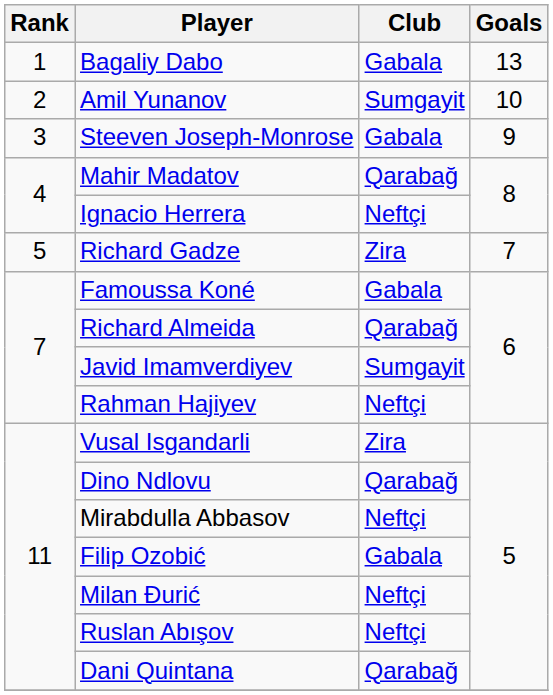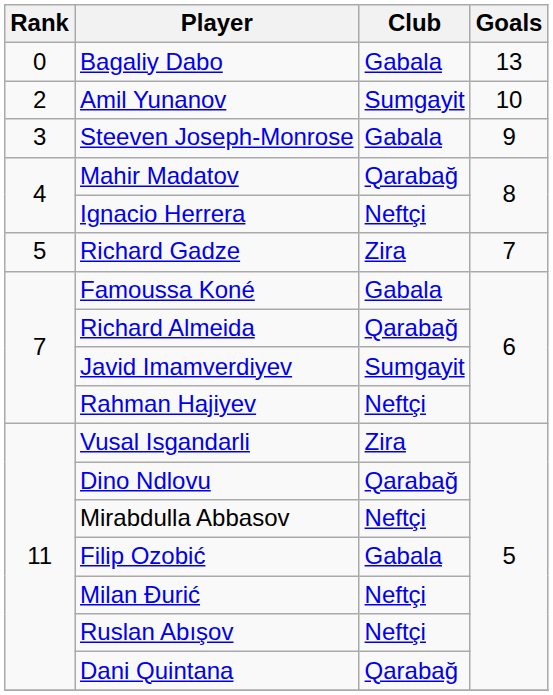(40, 61) 1 -> (40, 61) 0
